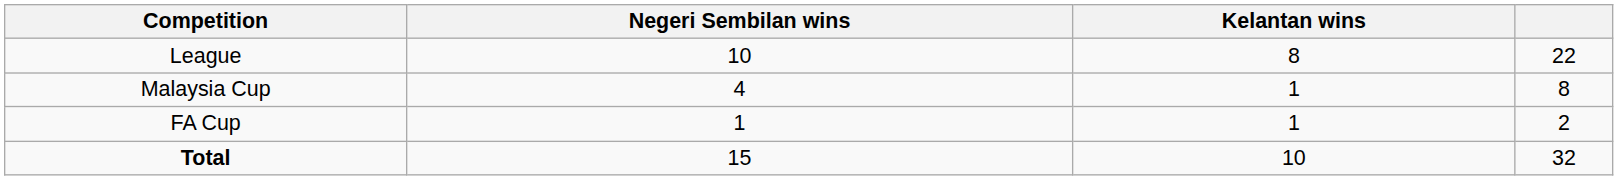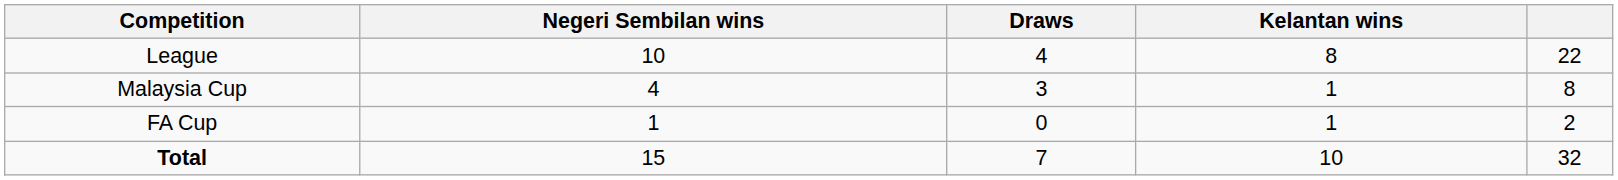+ column: (1041, 21)
